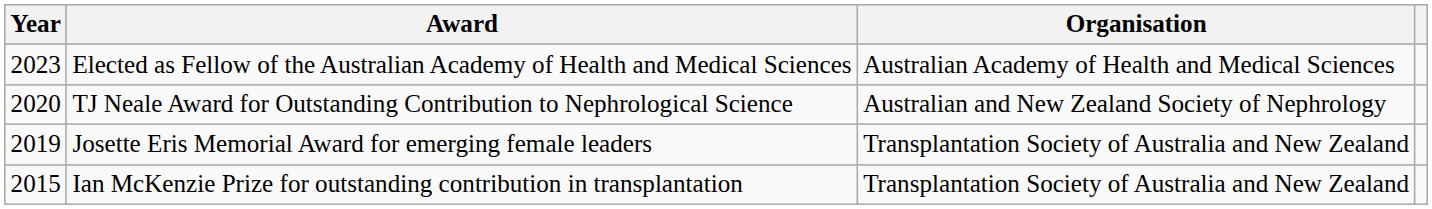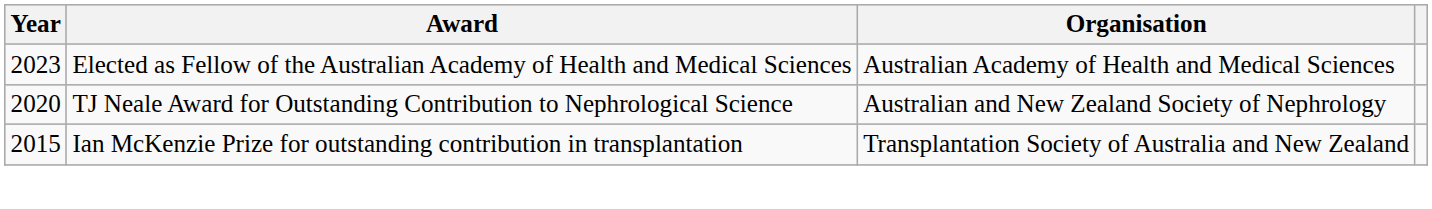- row: (362, 143)
